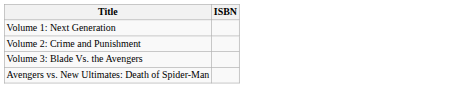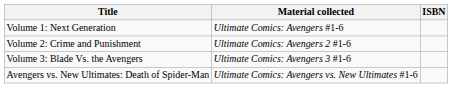+ column: (316, 12)
